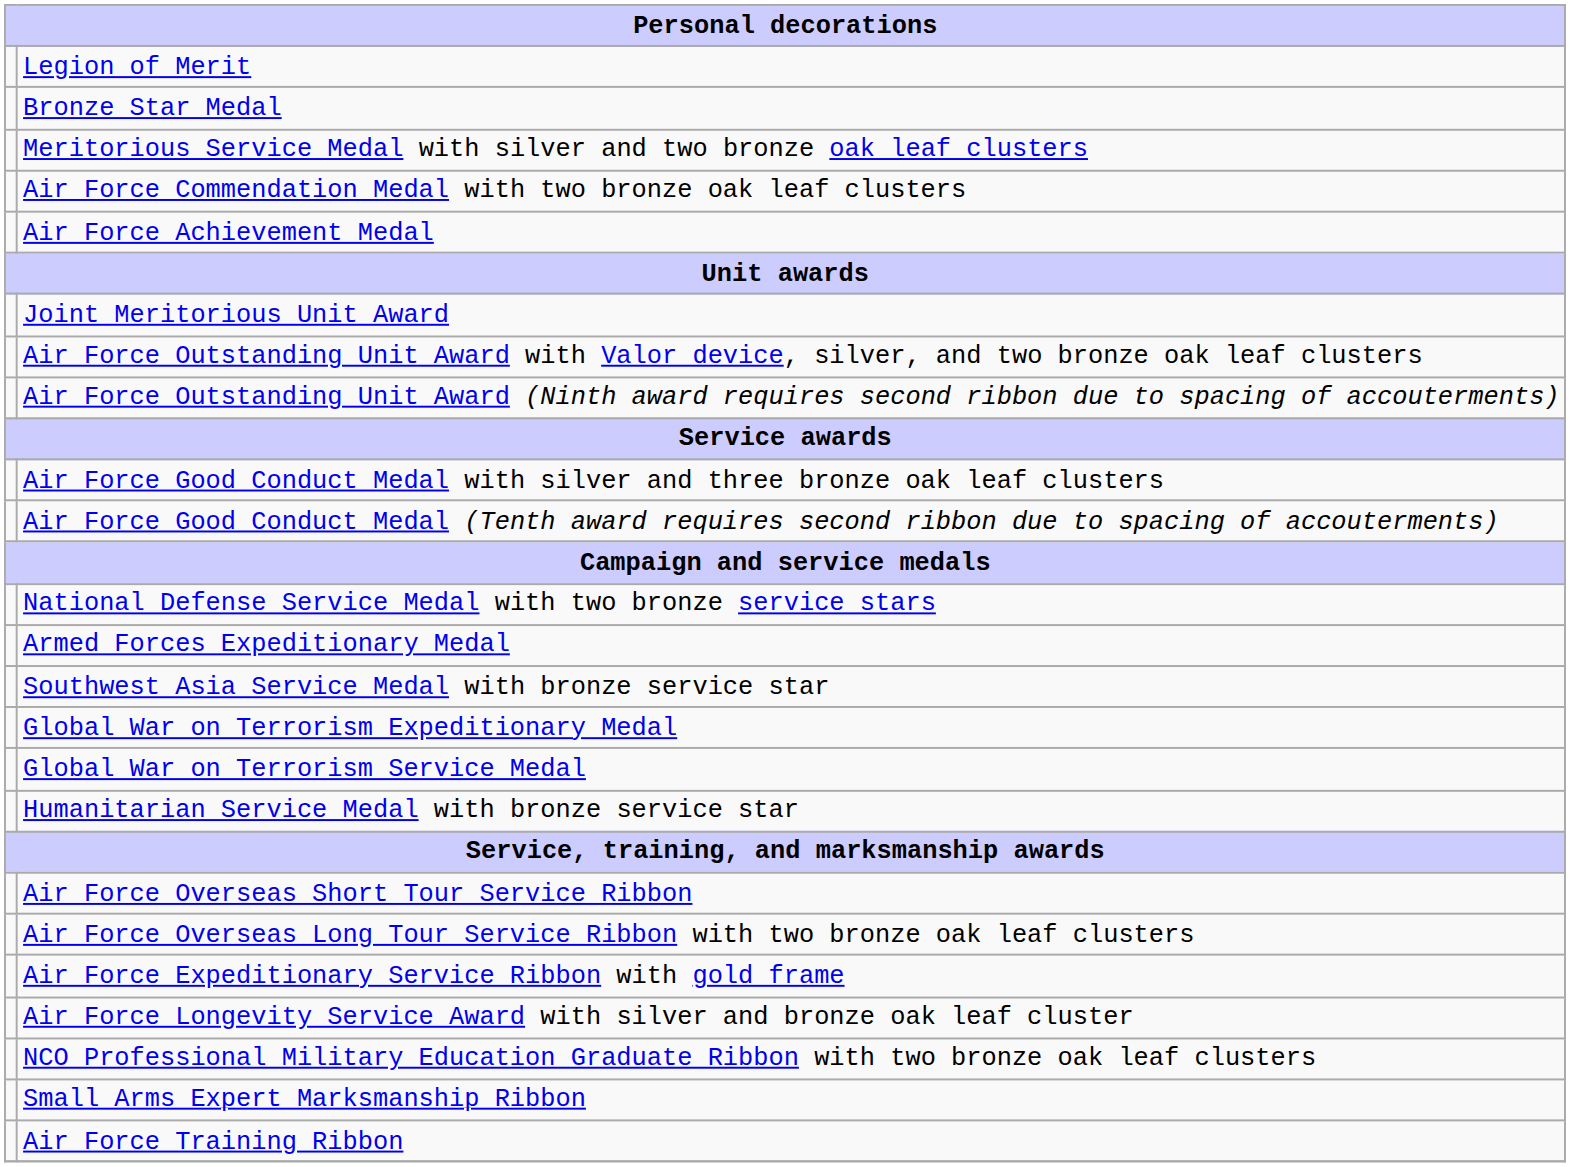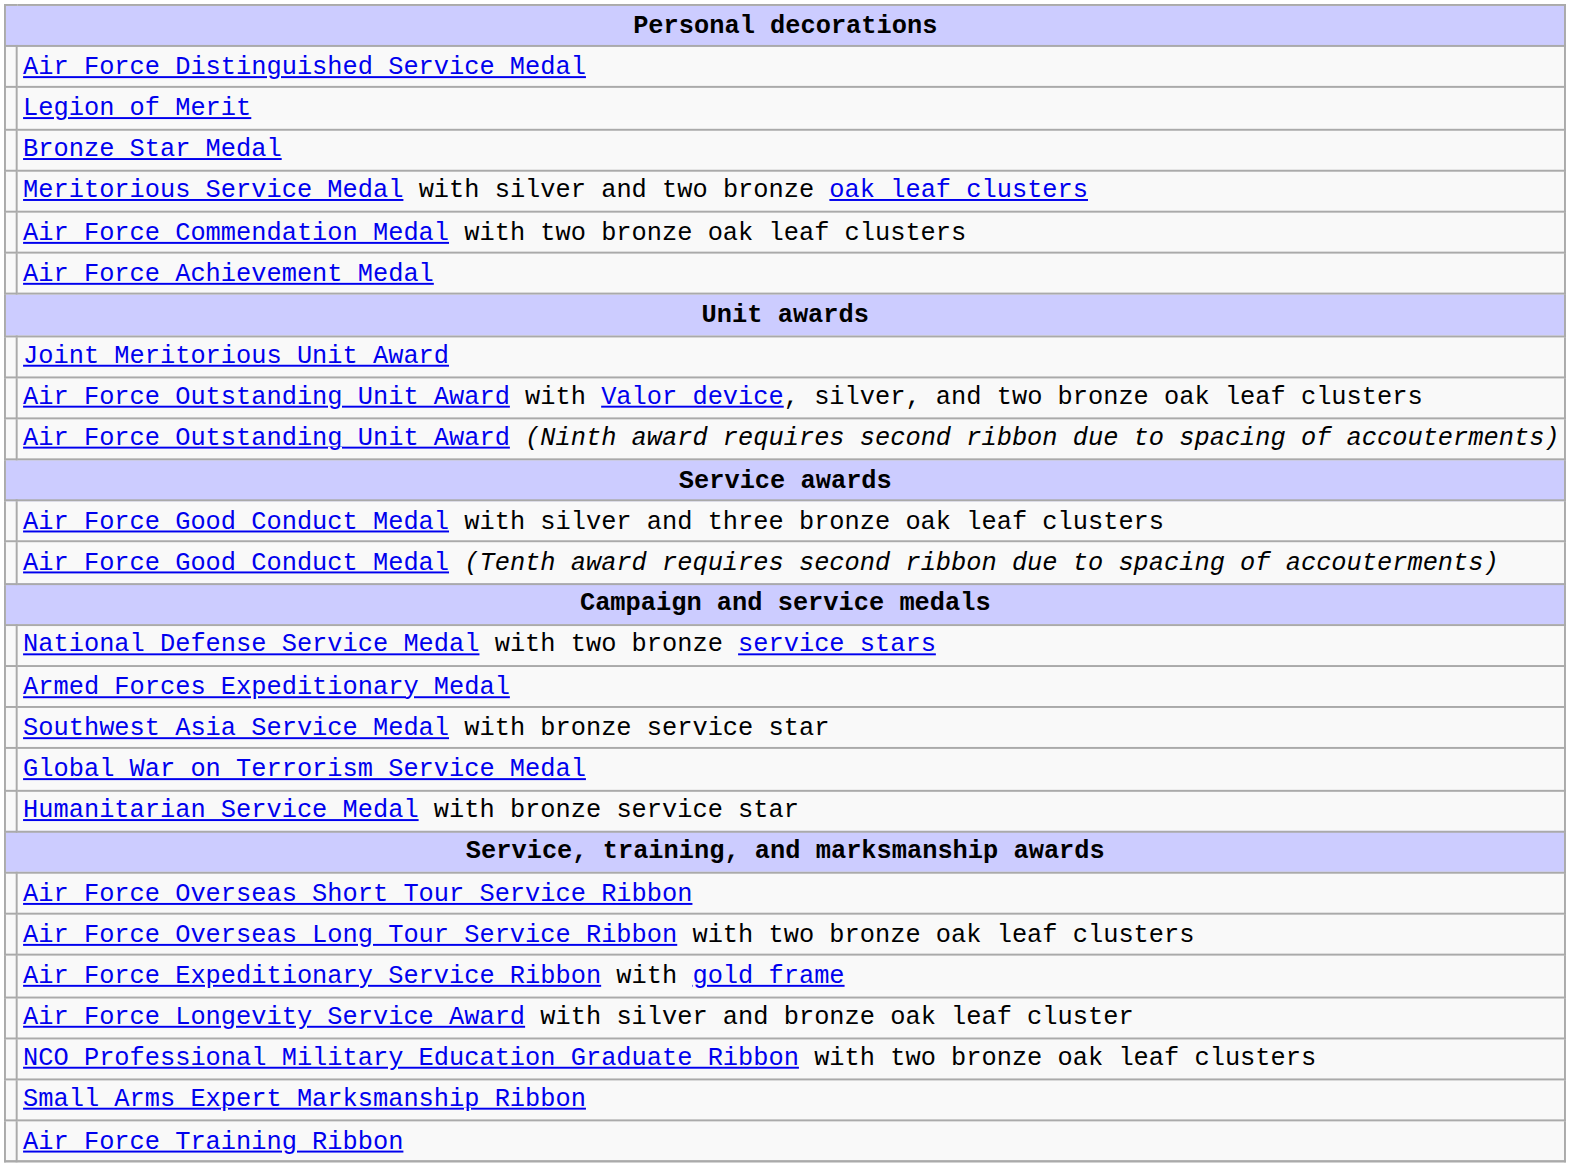+ row: (305, 67)
- row: (350, 728)
